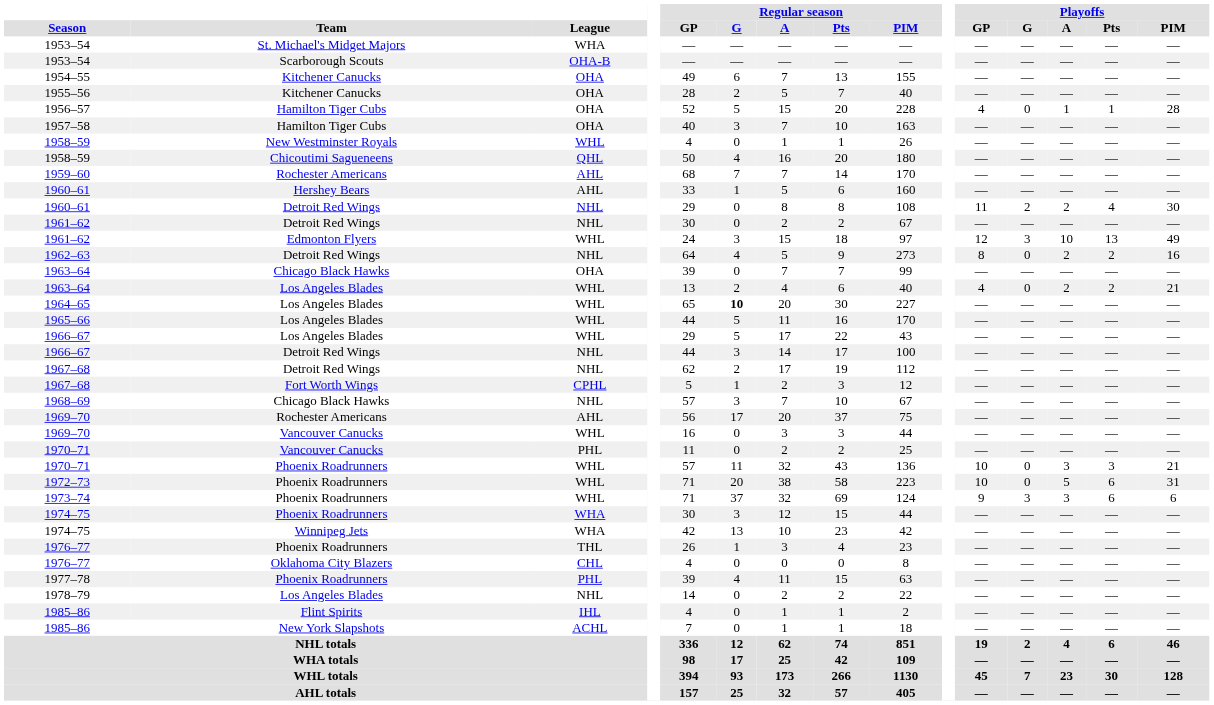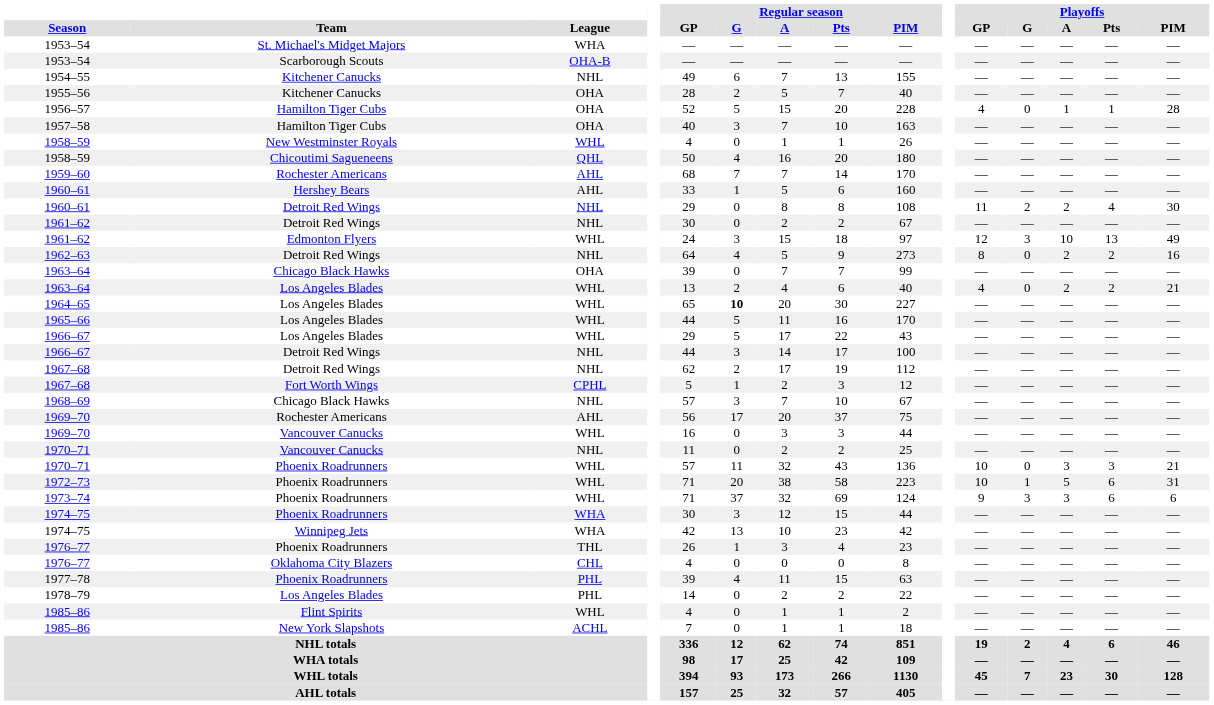(590, 76) OHA -> (590, 76) NHL
(590, 449) PHL -> (590, 449) NHL
(1027, 481) 0 -> (1027, 481) 1
(590, 595) NHL -> (590, 595) PHL
(590, 611) IHL -> (590, 611) WHL
